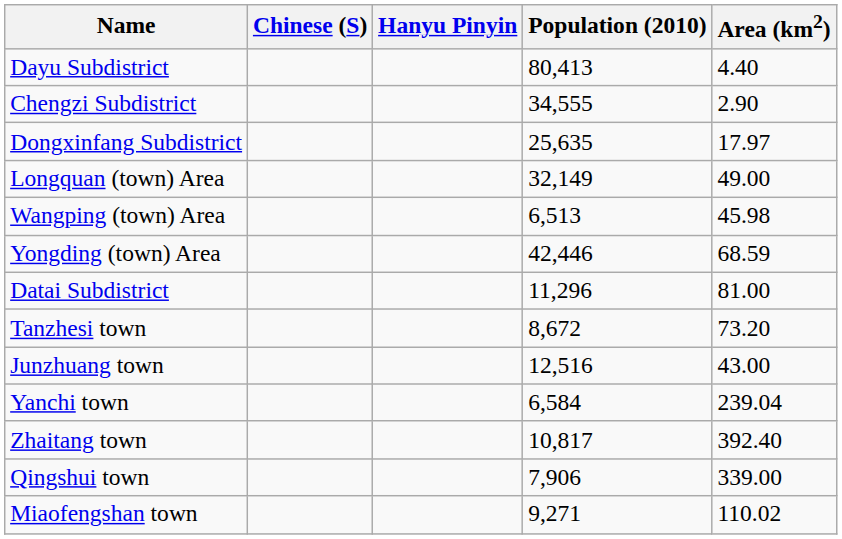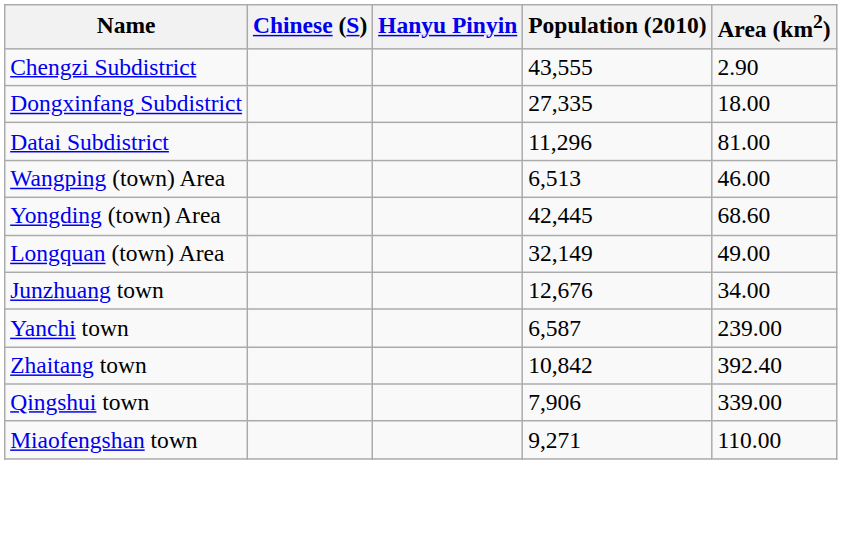- row: (90, 66)
(561, 104) 34,555 -> (561, 66) 43,555
(561, 141) 25,635 -> (561, 104) 27,335
(744, 141) 17.97 -> (744, 104) 18.00
rows swapped: (90, 290) <-> (117, 178)
(744, 216) 45.98 -> (744, 178) 46.00
(561, 253) 42,446 -> (561, 216) 42,445
(744, 253) 68.59 -> (744, 216) 68.60
- row: (78, 327)
(561, 365) 12,516 -> (561, 290) 12,676
(744, 365) 43.00 -> (744, 290) 34.00
(555, 402) 6,584 -> (555, 327) 6,587
(750, 402) 239.04 -> (750, 327) 239.00
(561, 439) 10,817 -> (561, 365) 10,842
(749, 514) 110.02 -> (749, 439) 110.00
